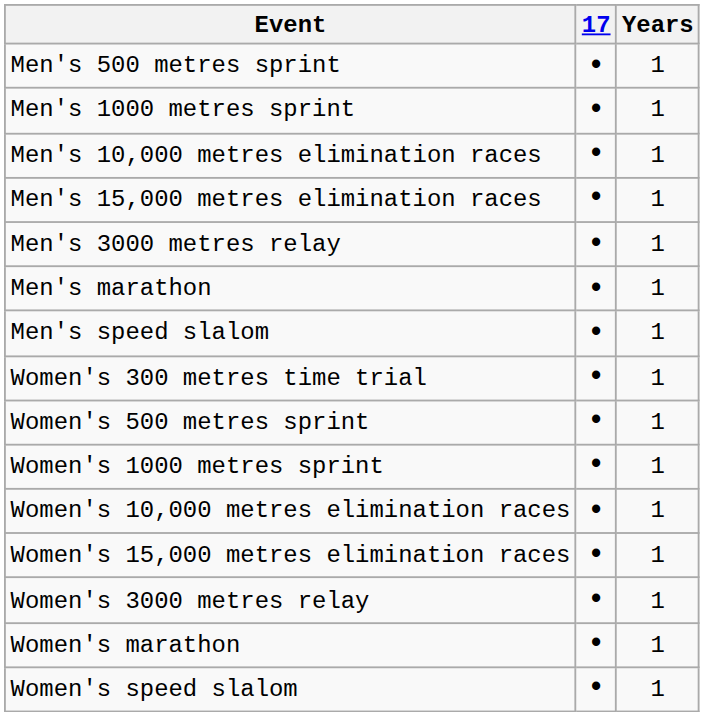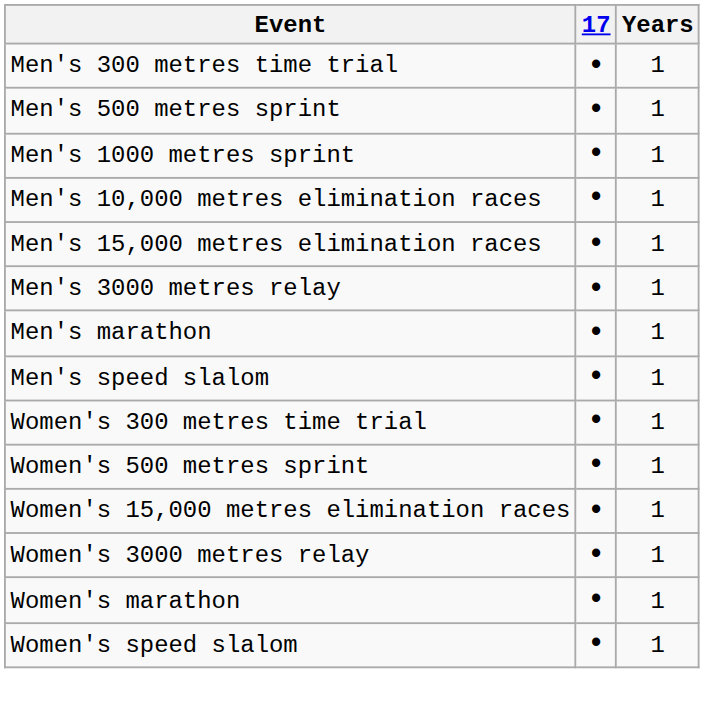+ row: (204, 66)
- row: (197, 467)
- row: (291, 511)
